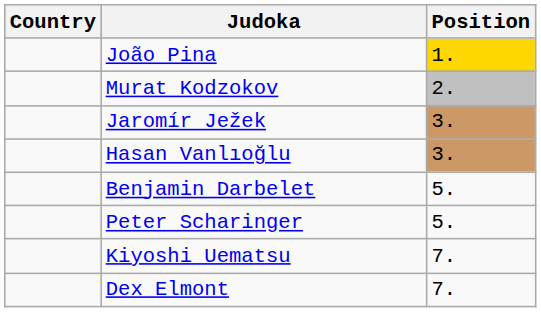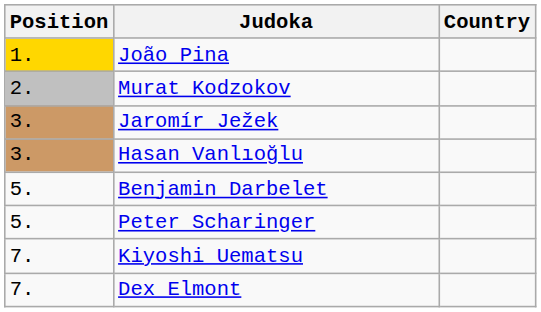columns swapped: (481, 22) <-> (53, 22)
